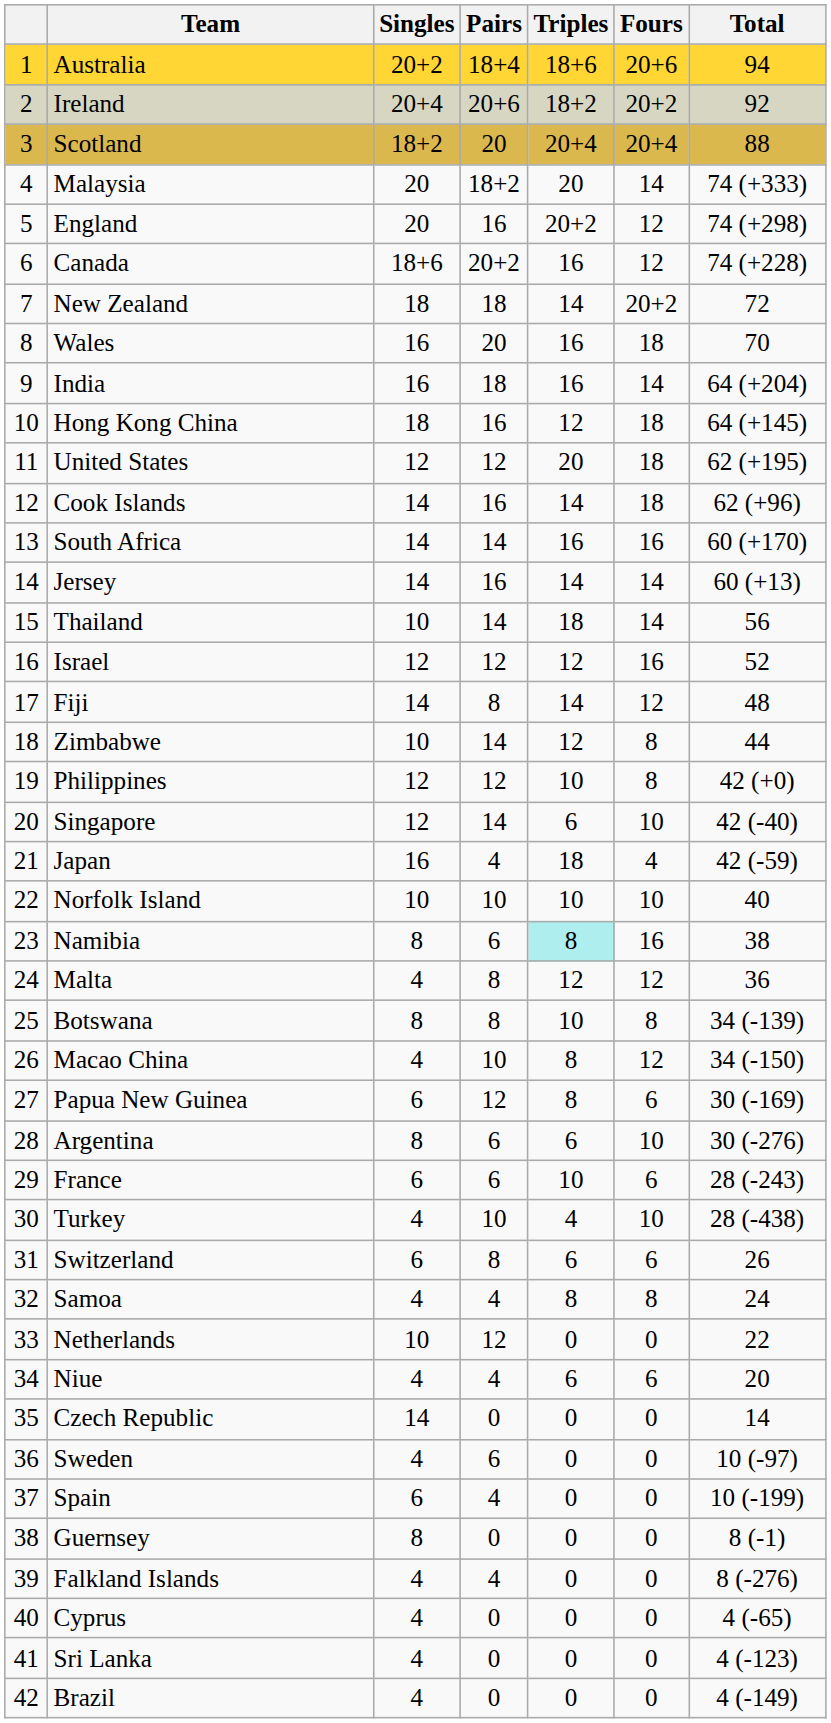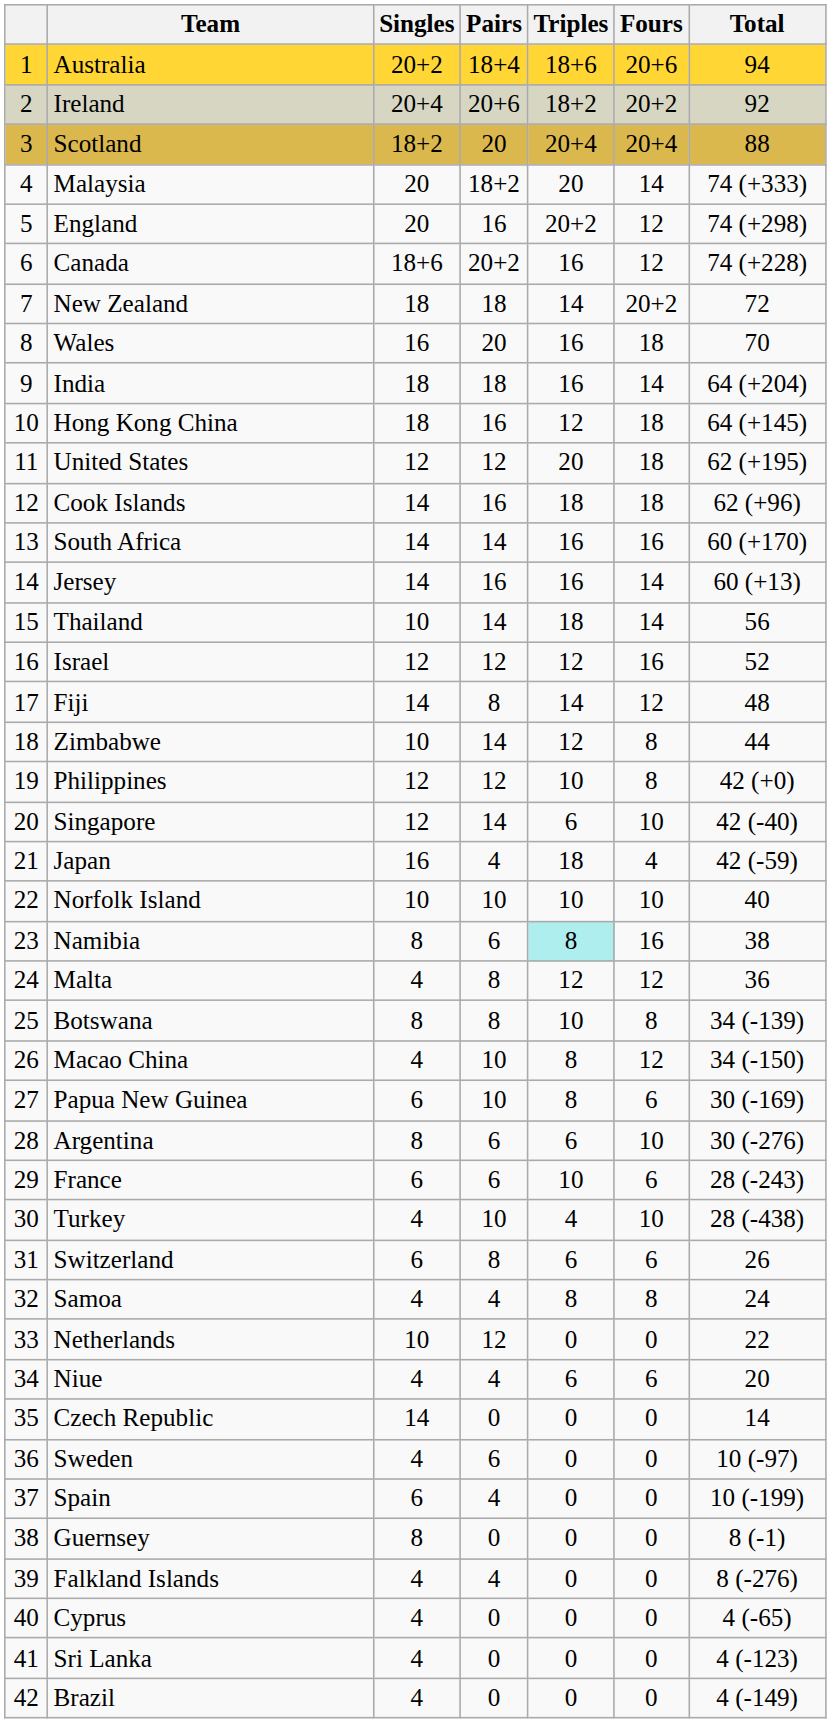(417, 382) 16 -> (417, 382) 18
(571, 502) 14 -> (571, 502) 18
(571, 582) 14 -> (571, 582) 16
(494, 1100) 12 -> (494, 1100) 10
